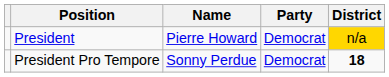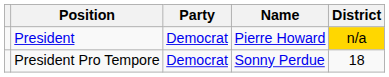columns swapped: (212, 15) <-> (295, 15)
(357, 60) bold -> (357, 60) normal
